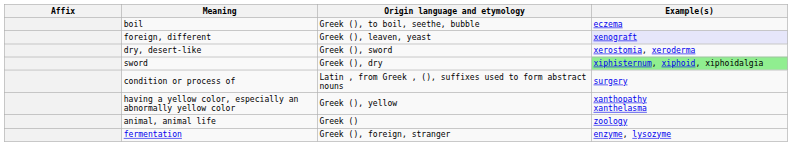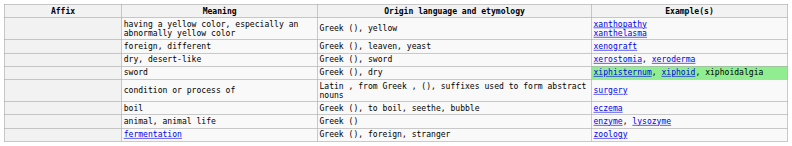rows swapped: (211, 104) <-> (133, 24)
(615, 37) lavender background -> (615, 46) no background
(611, 121) zoology -> (632, 121) enzyme, lysozyme
(632, 135) enzyme, lysozyme -> (611, 135) zoology
